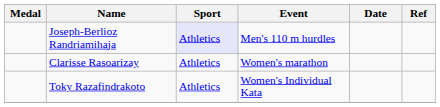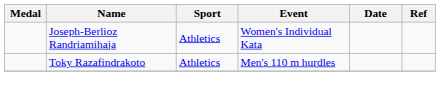(200, 37) lavender background -> (200, 37) no background
(288, 37) Men's 110 m hurdles -> (286, 37) Women's Individual Kata
- row: (94, 62)
(286, 86) Women's Individual Kata -> (288, 62) Men's 110 m hurdles
